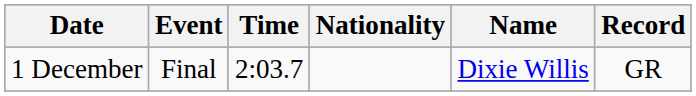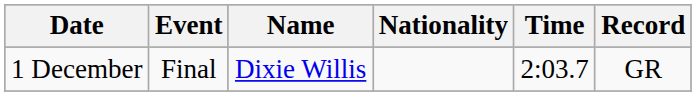columns swapped: (523, 25) <-> (269, 25)
